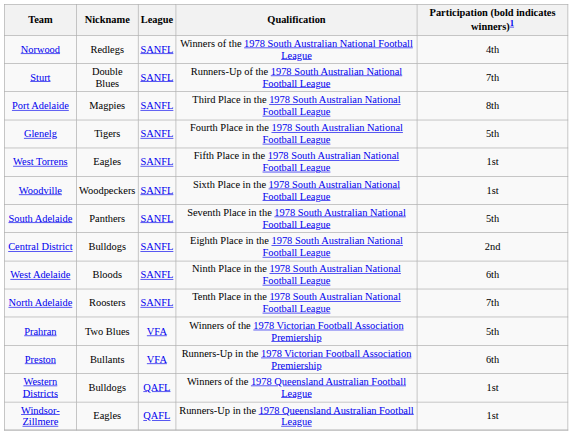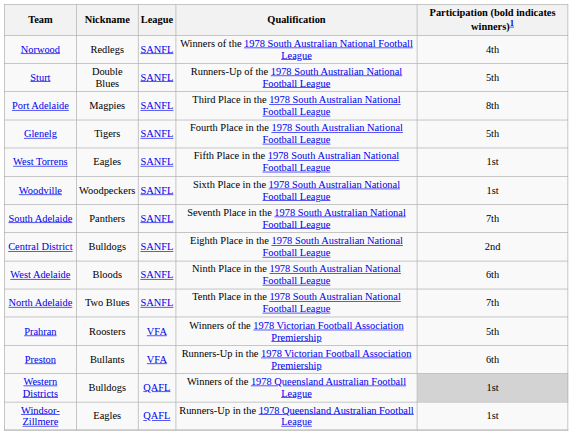(493, 77) 7th -> (493, 77) 5th
(493, 218) 5th -> (493, 218) 7th
(107, 303) Roosters -> (107, 303) Two Blues
(107, 331) Two Blues -> (107, 331) Roosters
(493, 387) no background -> (493, 387) lightgrey background
